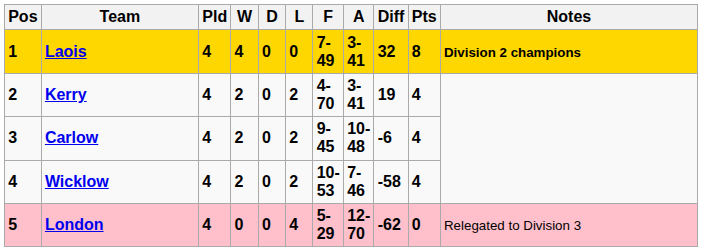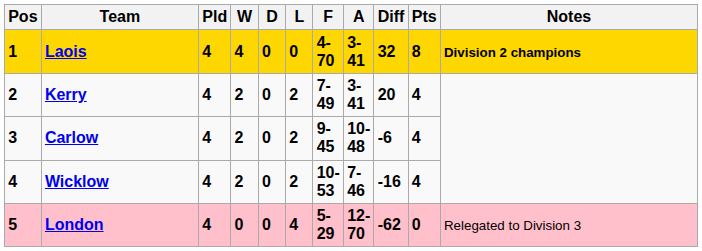(326, 51) 7-49 -> (326, 51) 4-70
(326, 94) 4-70 -> (326, 94) 7-49
(387, 94) 19 -> (387, 94) 20
(389, 181) -58 -> (389, 181) -16
